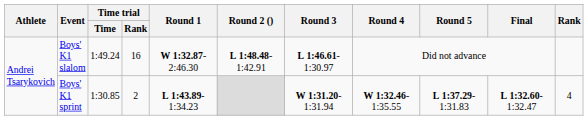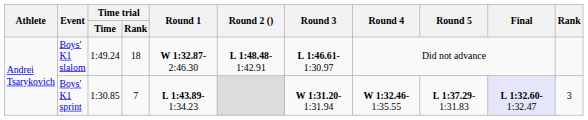(136, 56) 16 -> (136, 56) 18
(136, 96) 2 -> (136, 96) 7
(522, 101) no background -> (522, 101) lavender background
(569, 96) 4 -> (569, 96) 3
